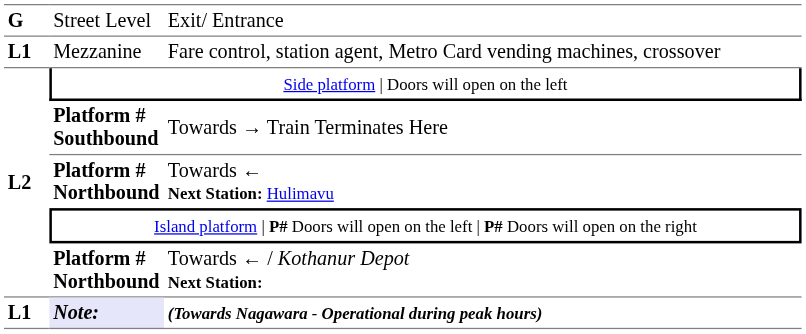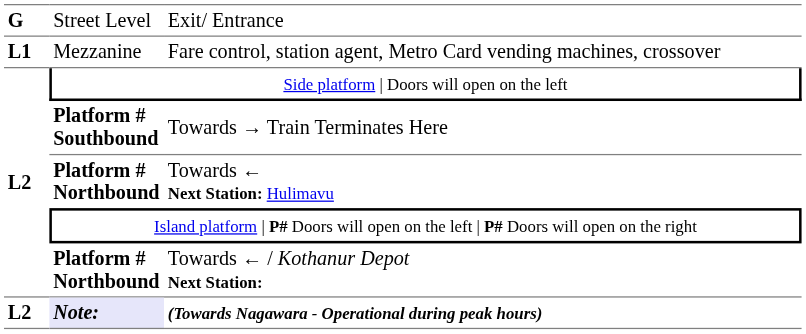(20, 312) L1 -> (20, 312) L2
